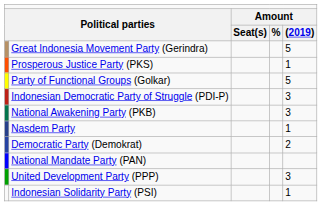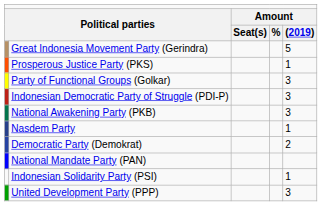(288, 81) 5 -> (288, 81) 3
rows swapped: (85, 177) <-> (84, 192)
